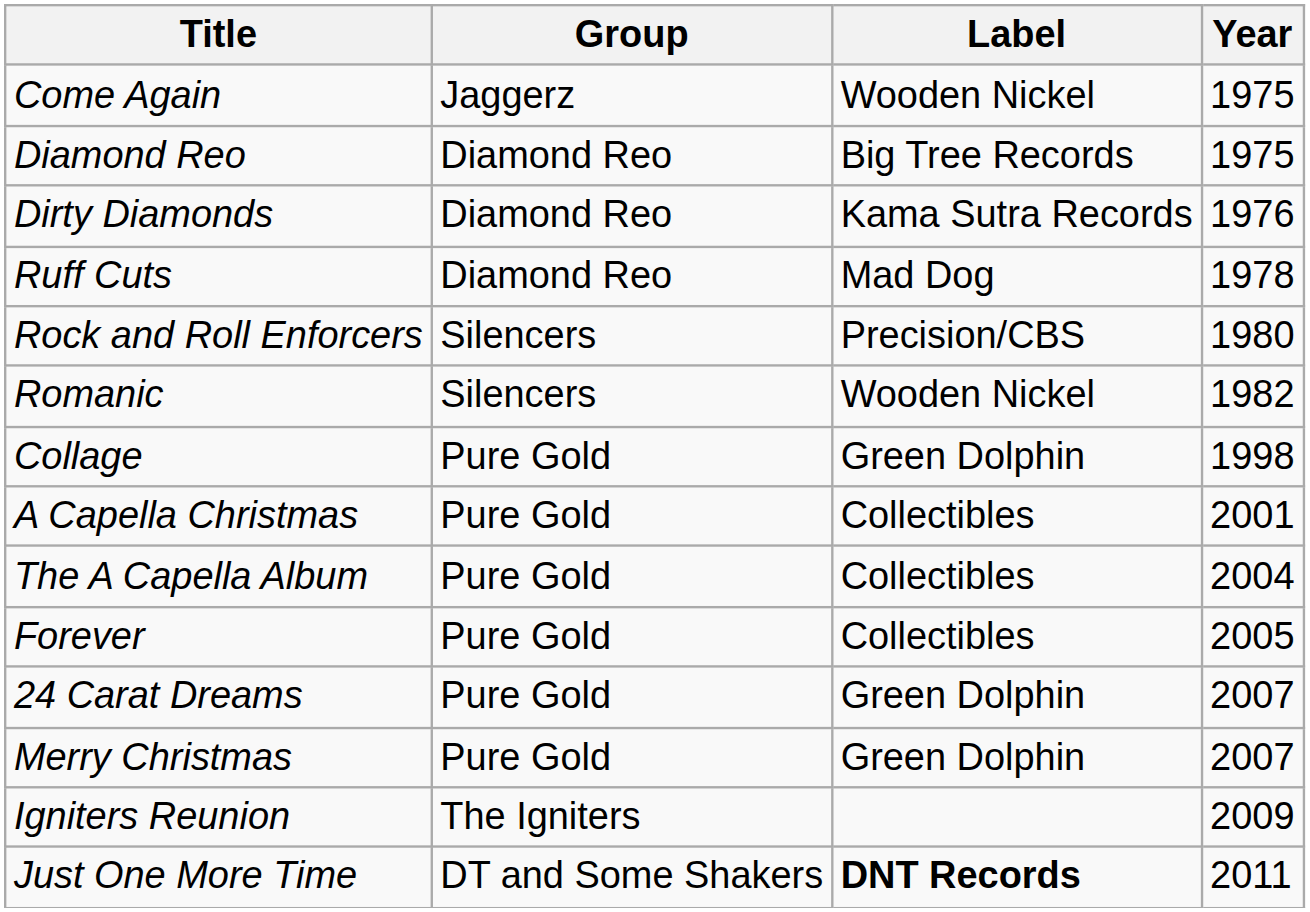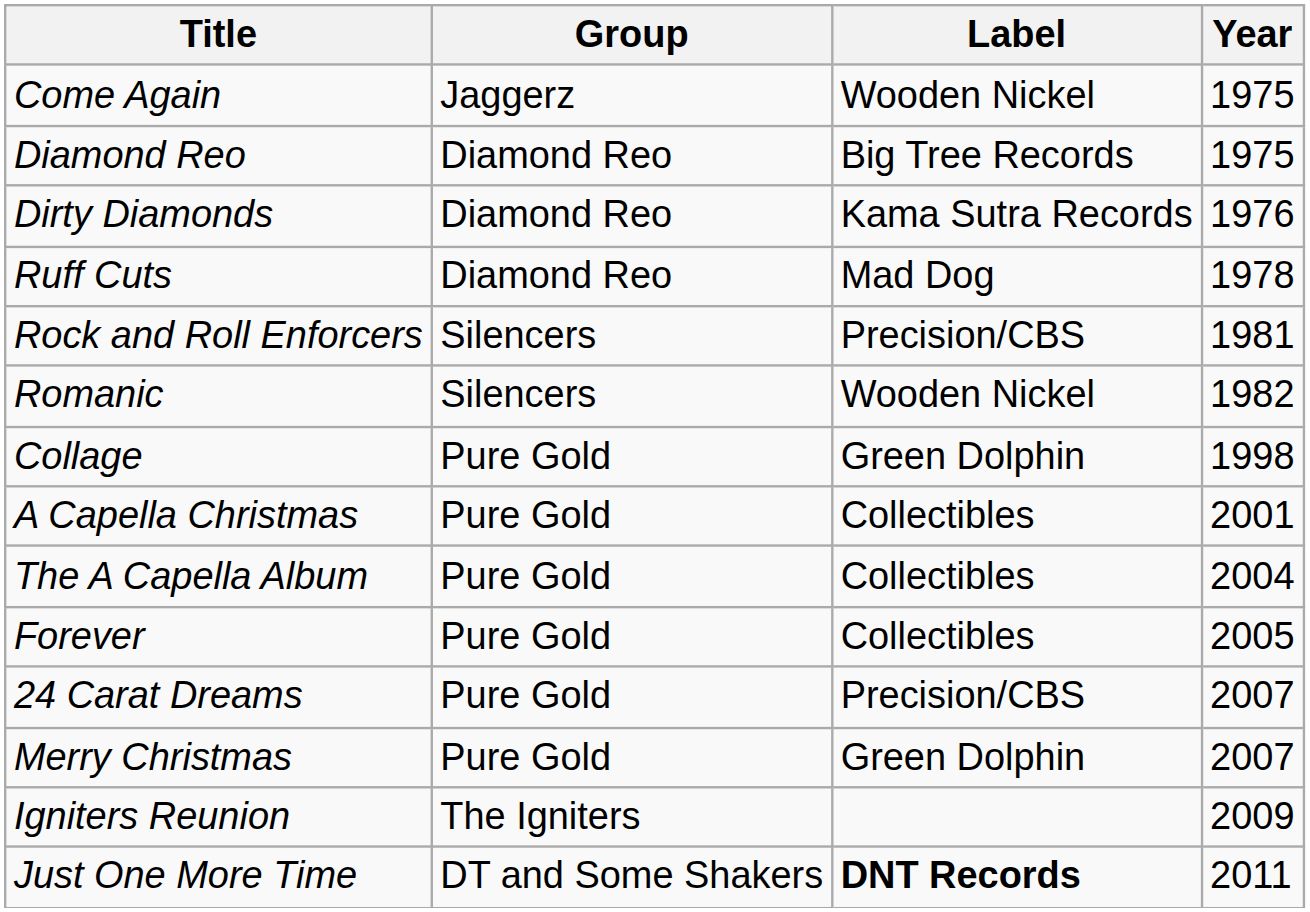(1252, 335) 1980 -> (1252, 335) 1981
(963, 696) Green Dolphin -> (963, 696) Precision/CBS
